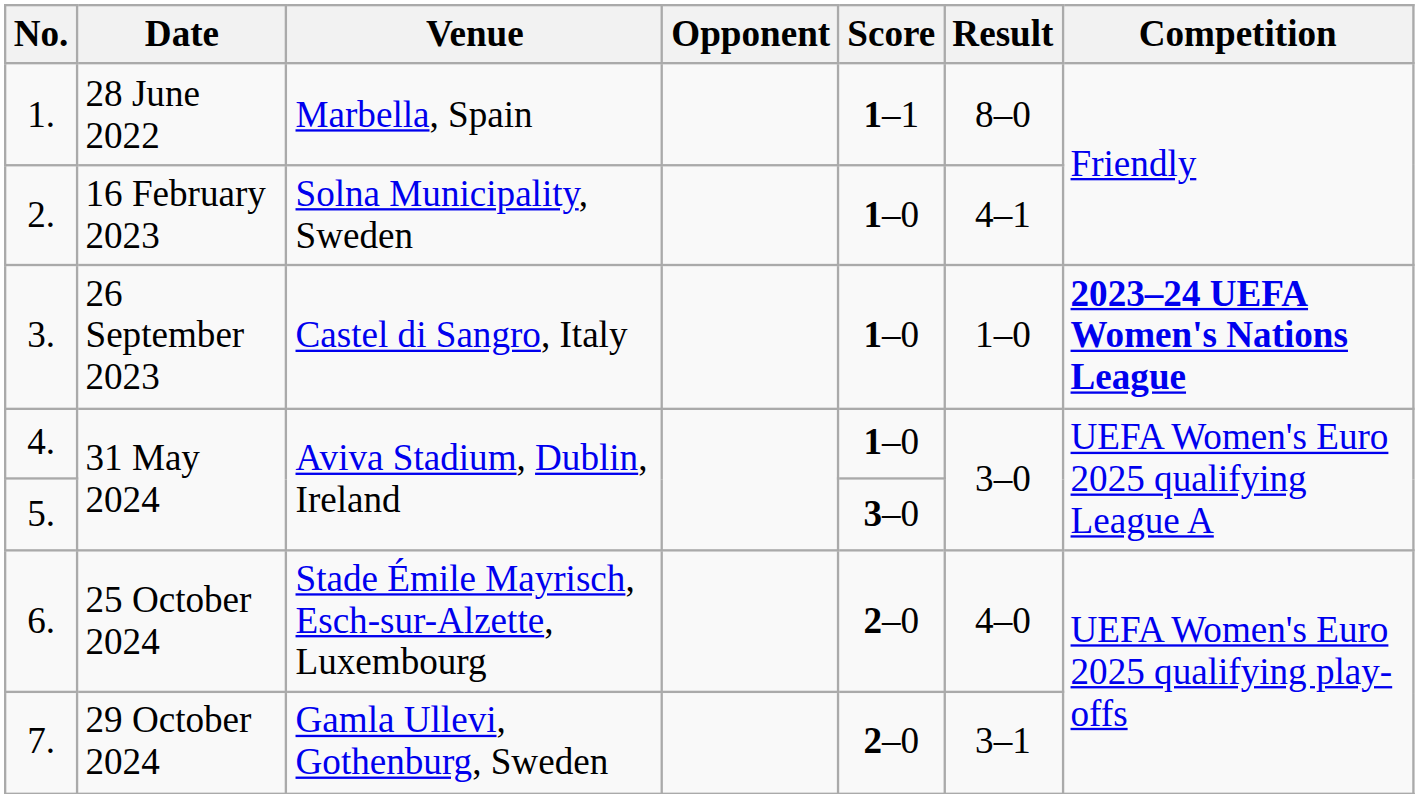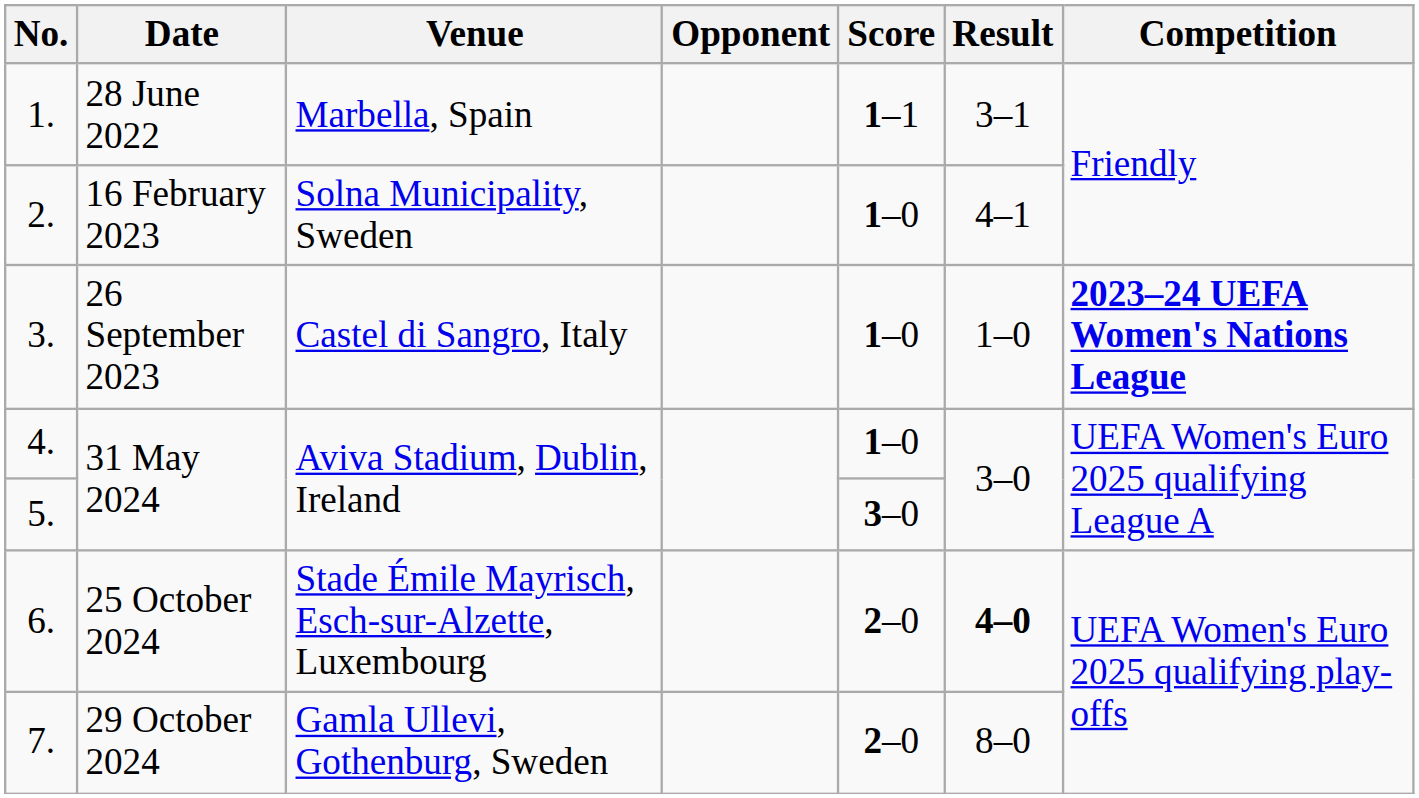(1003, 113) 8–0 -> (1003, 113) 3–1
(1003, 620) normal -> (1003, 620) bold
(1003, 742) 3–1 -> (1003, 742) 8–0
